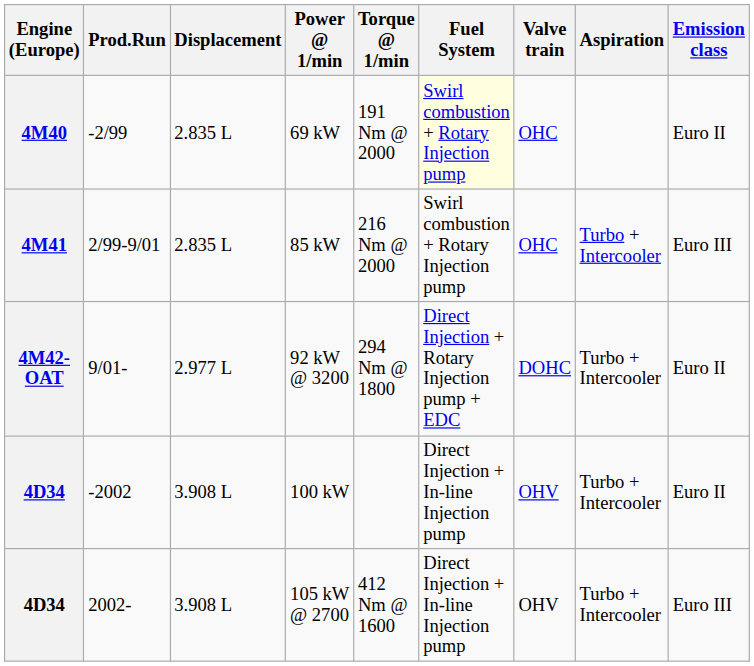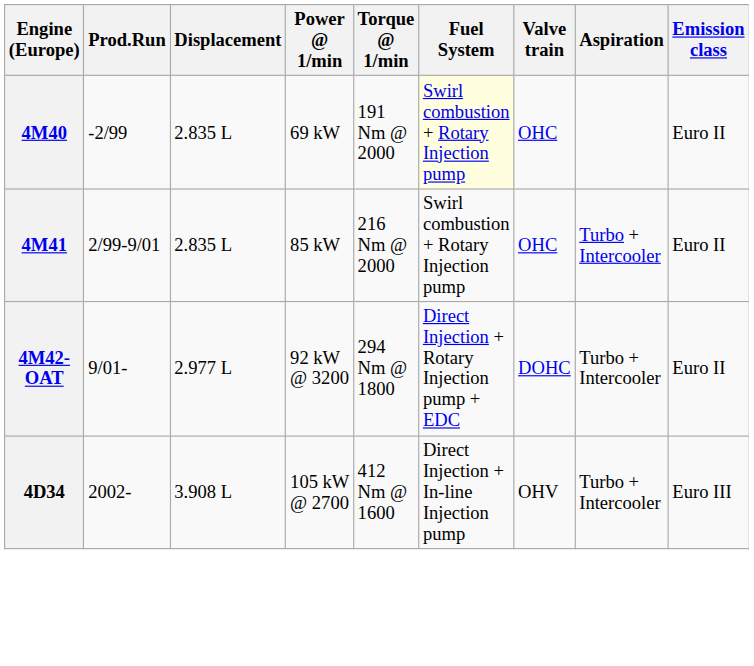(702, 245) Euro III -> (699, 245) Euro II
- row: (320, 491)
